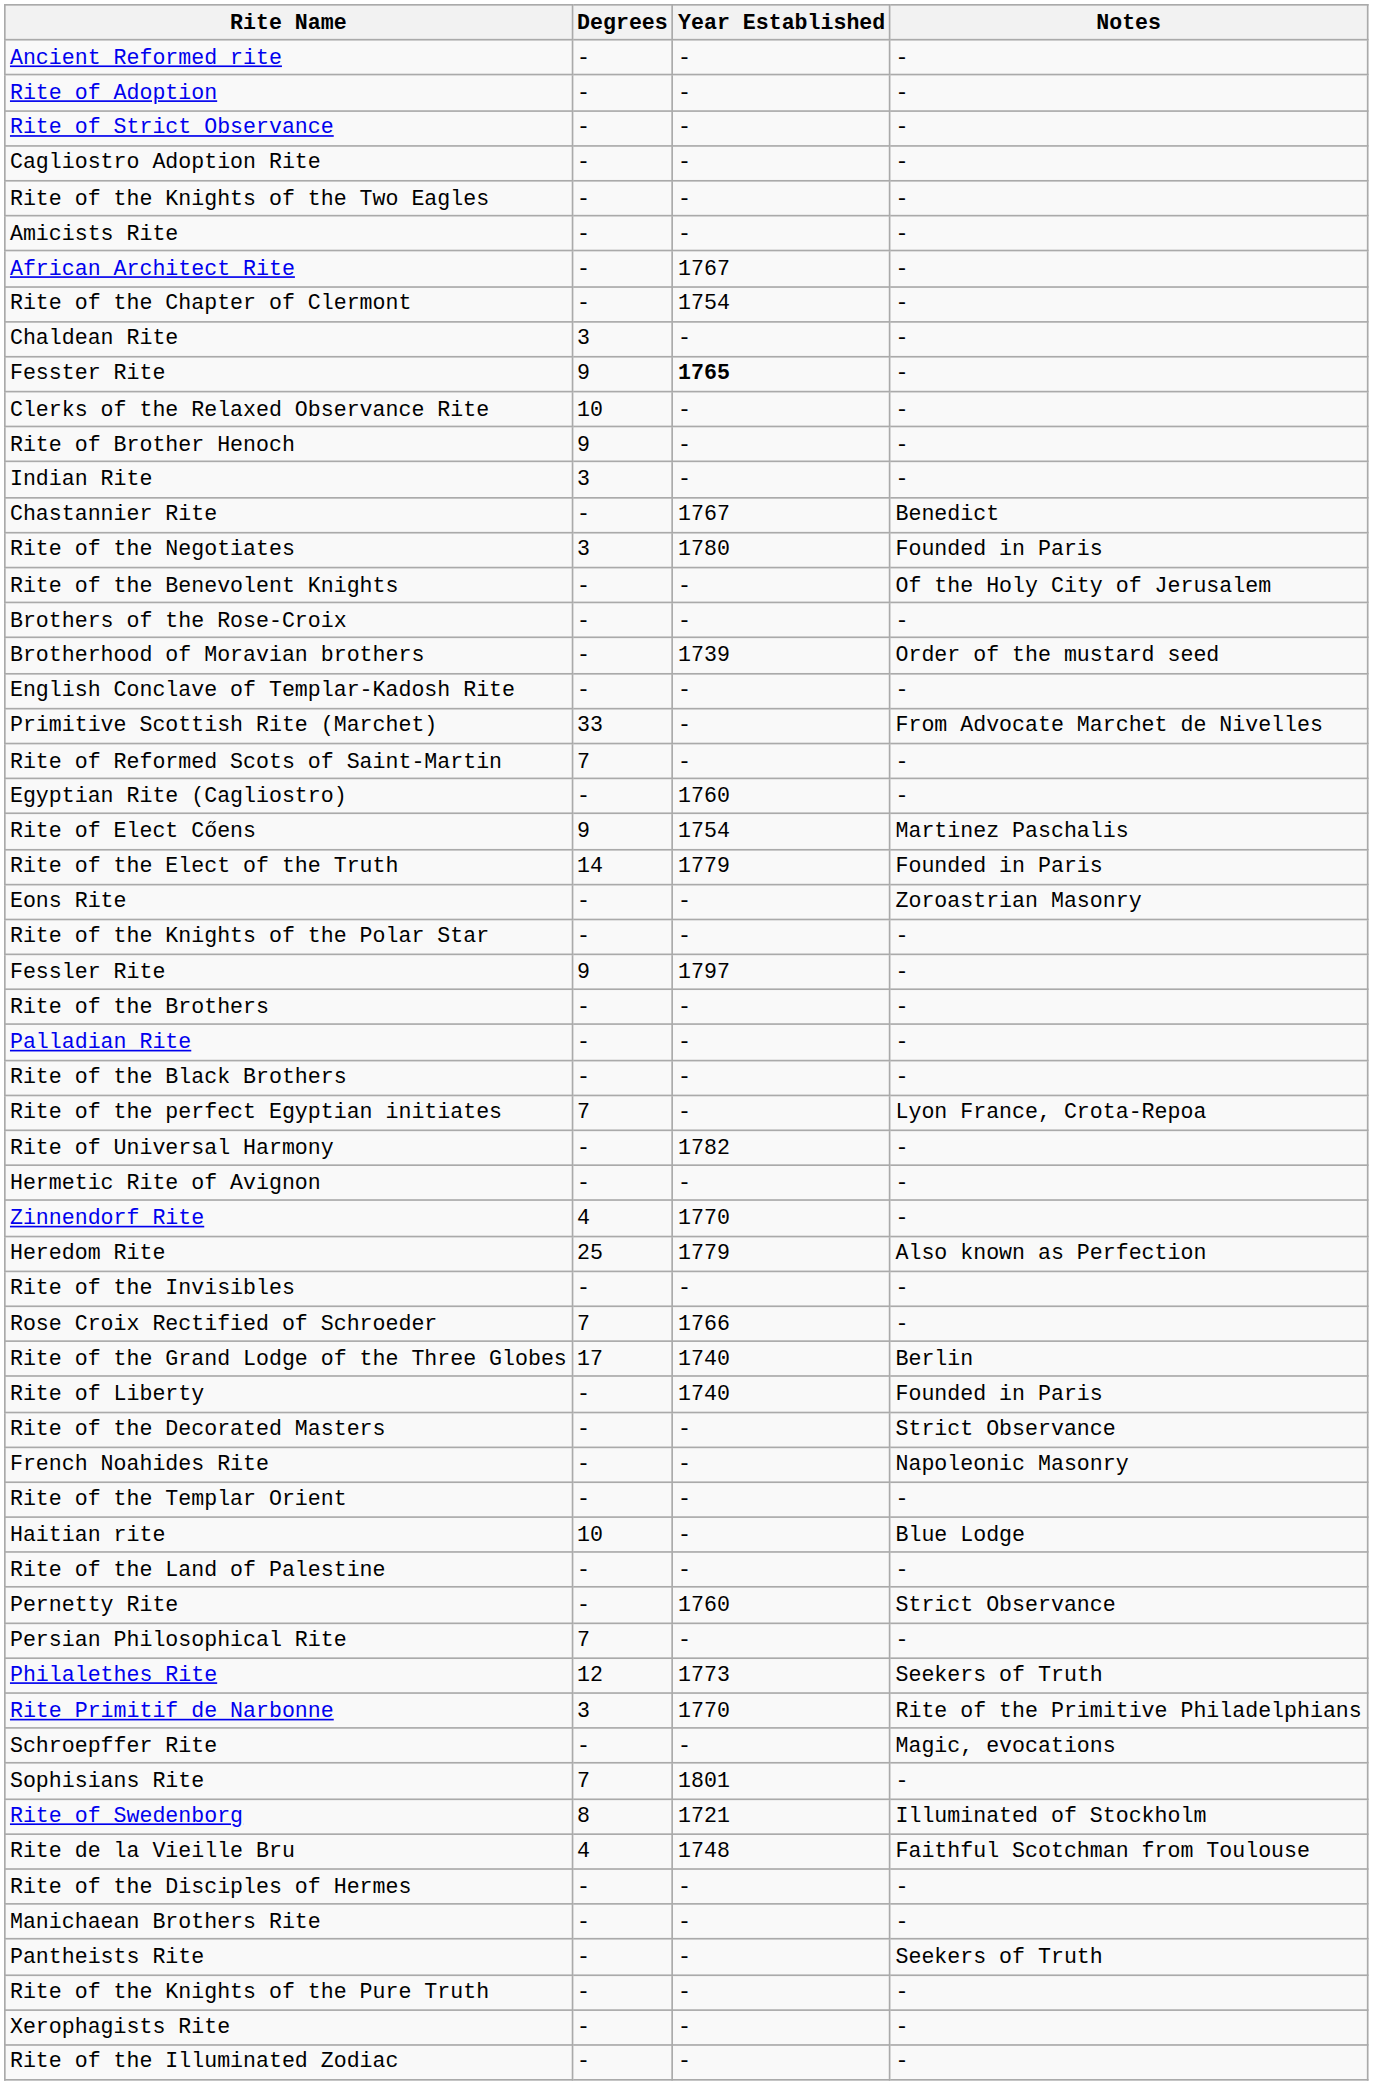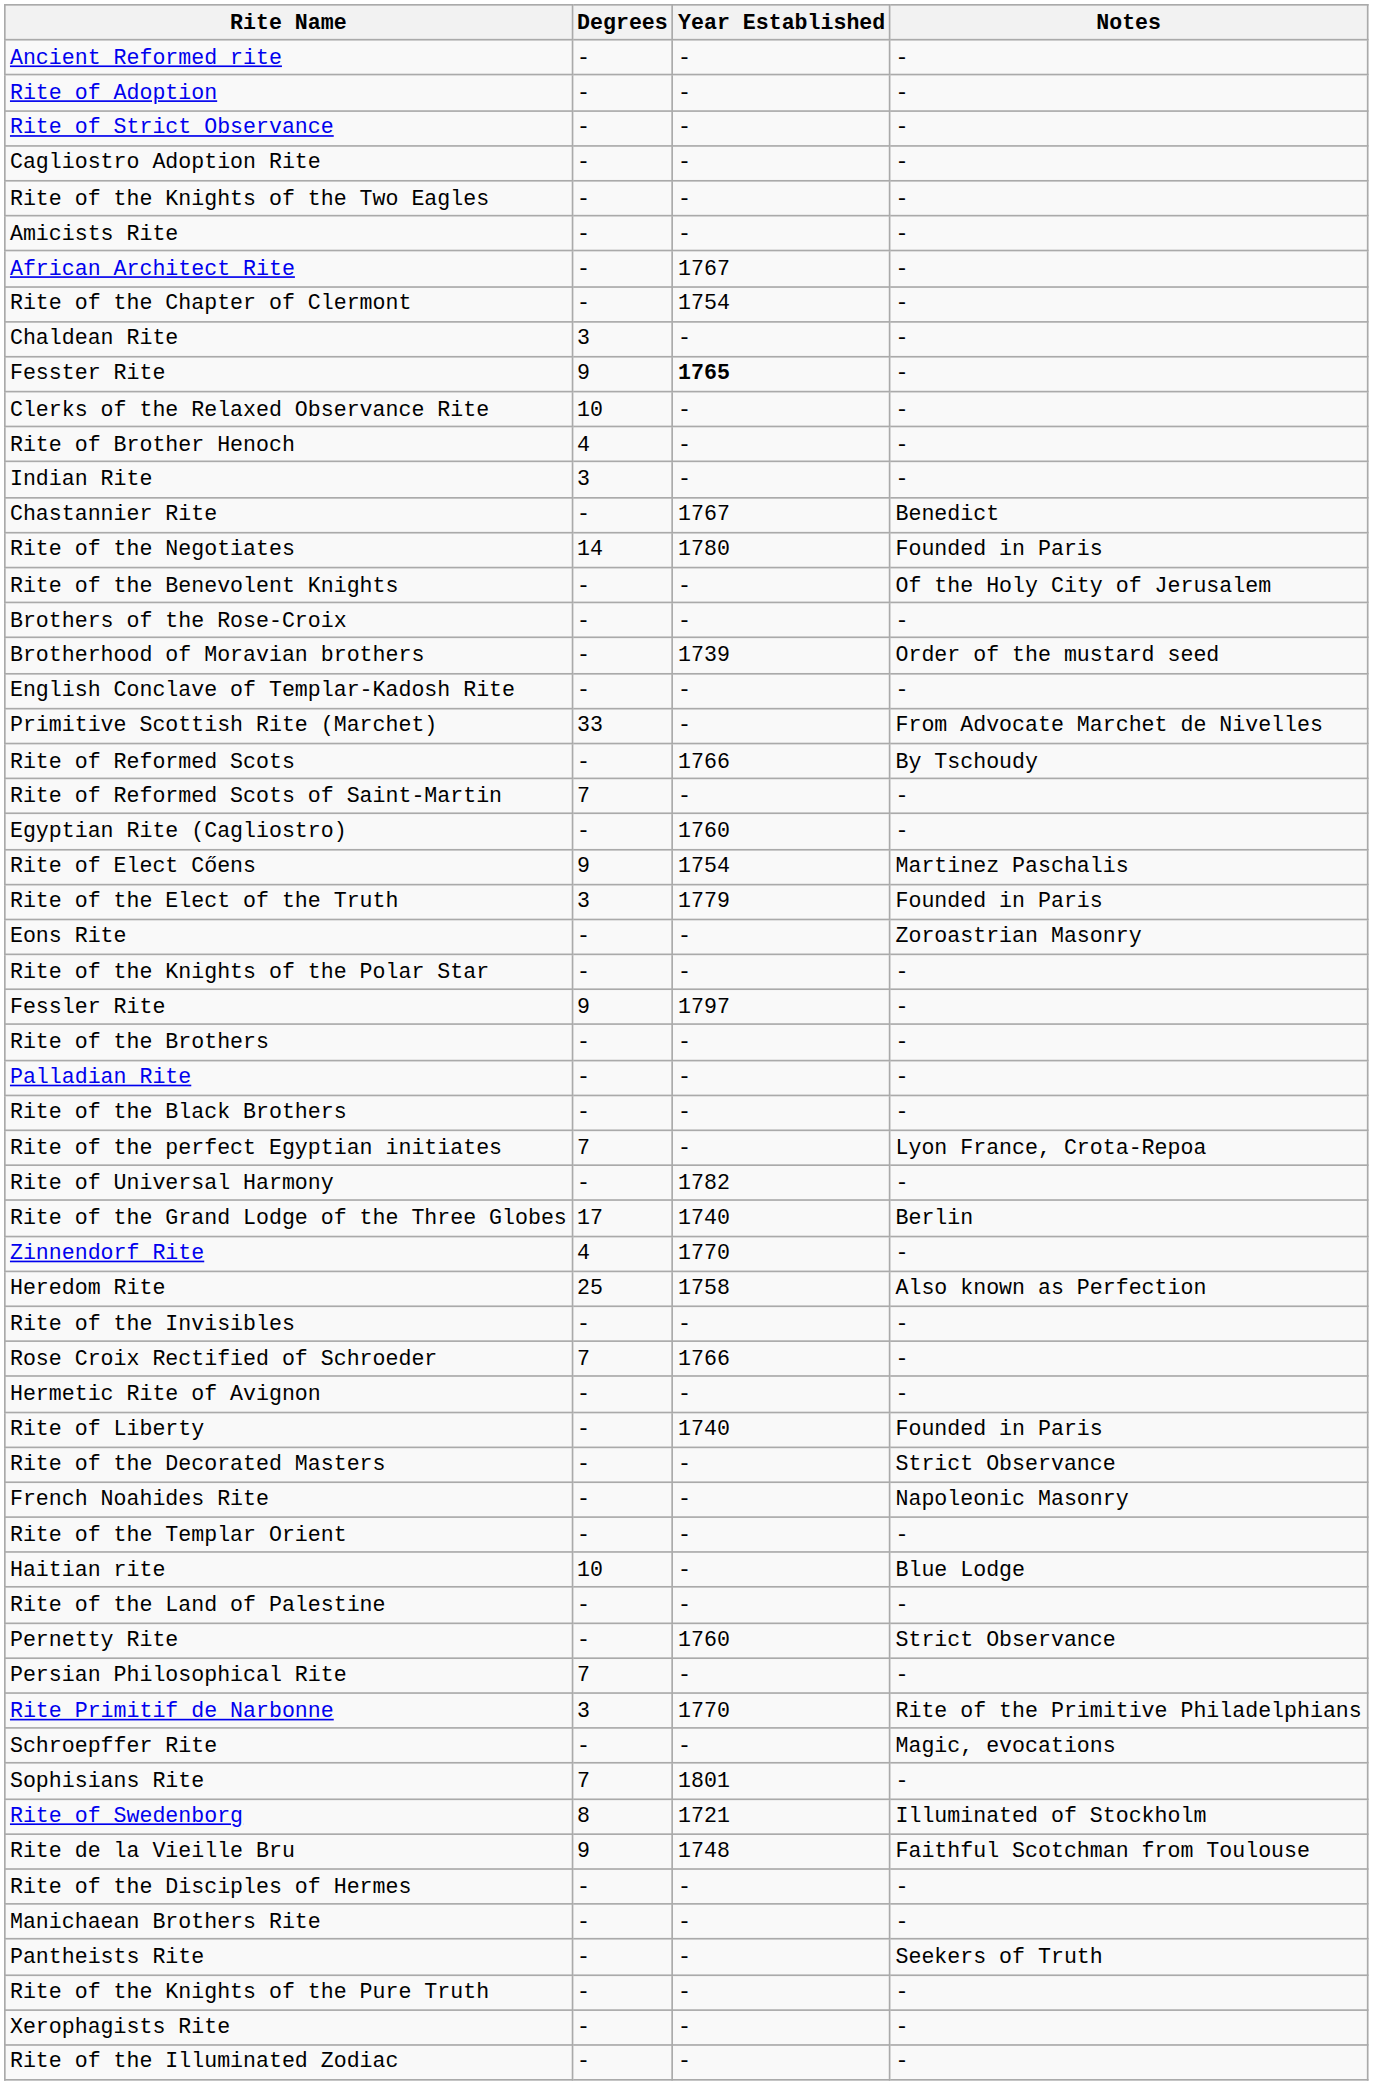(584, 444) 9 -> (584, 444) 4
(584, 550) 3 -> (590, 550) 14
+ row: (152, 761)
(590, 867) 14 -> (584, 902) 3
rows swapped: (288, 1359) <-> (165, 1183)
(704, 1253) 1779 -> (704, 1289) 1758
- row: (114, 1675)
(584, 1851) 4 -> (584, 1851) 9
